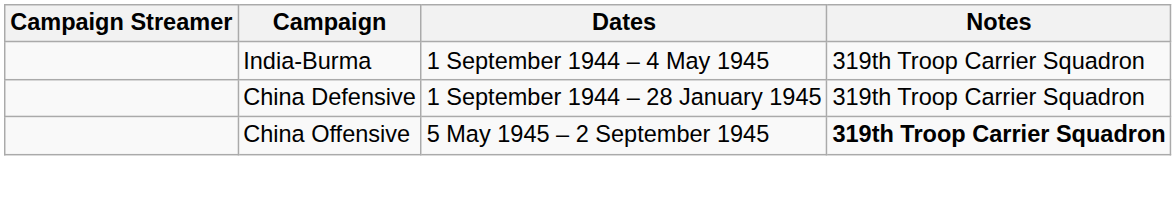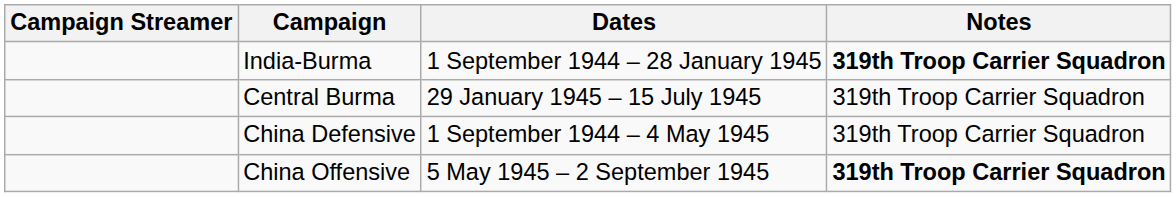(598, 60) 1 September 1944 – 4 May 1945 -> (624, 60) 1 September 1944 – 28 January 1945
(989, 60) normal -> (999, 60) bold
+ row: (319, 97)
(624, 97) 1 September 1944 – 28 January 1945 -> (598, 135) 1 September 1944 – 4 May 1945
